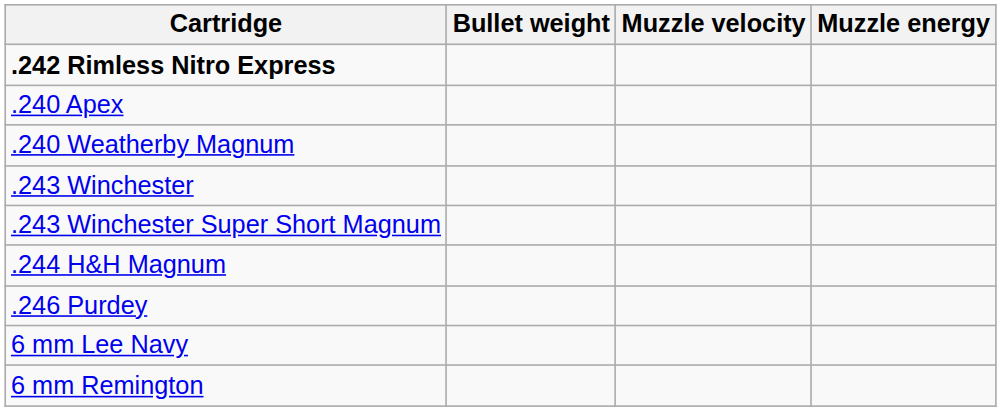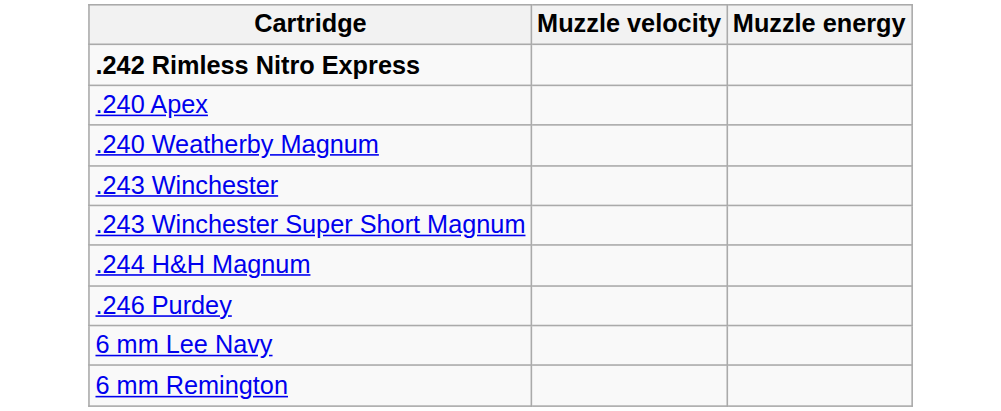- column: (531, 24)
